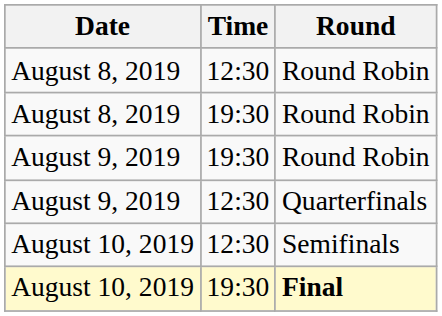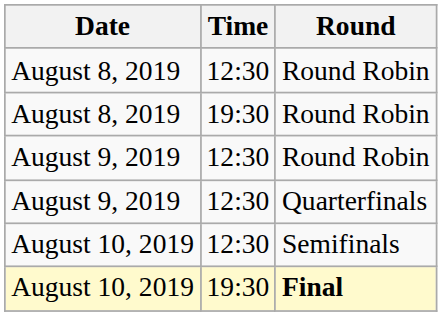(238, 157) 19:30 -> (238, 157) 12:30
